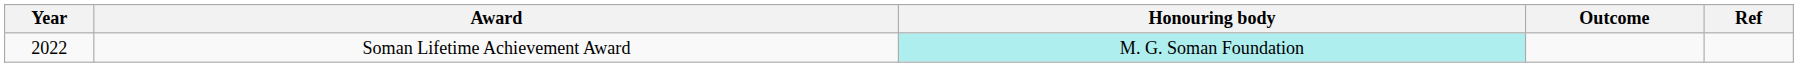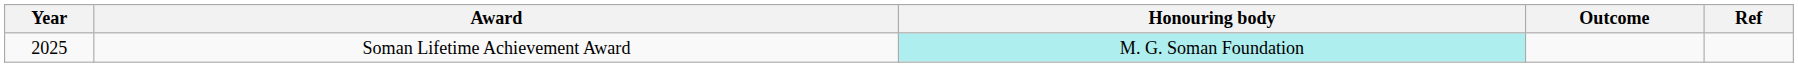(49, 47) 2022 -> (49, 47) 2025
